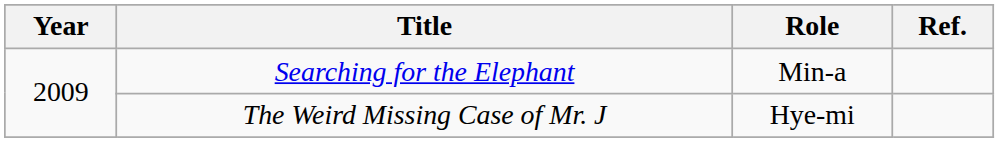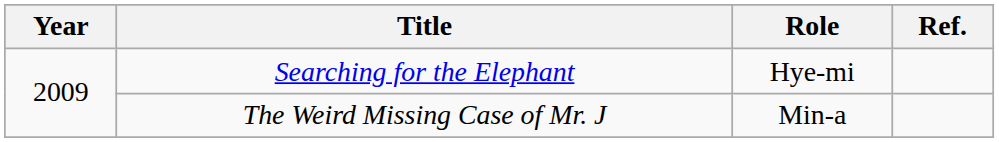(812, 70) Min-a -> (812, 70) Hye-mi
(812, 114) Hye-mi -> (812, 114) Min-a
